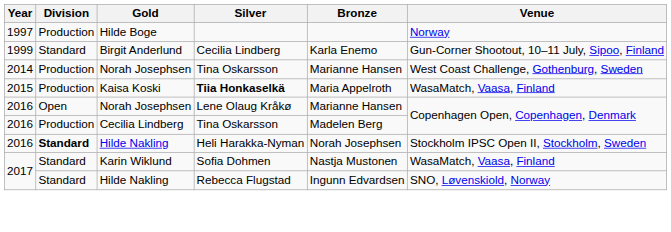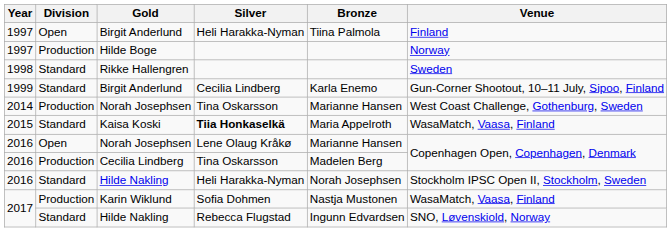+ row: (20, 32)
+ row: (20, 69)
(66, 87) Production -> (62, 124) Standard
(64, 143) bold -> (62, 180) normal
(62, 161) Standard -> (66, 198) Production
